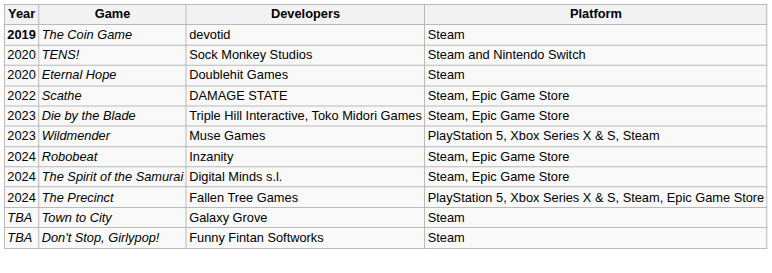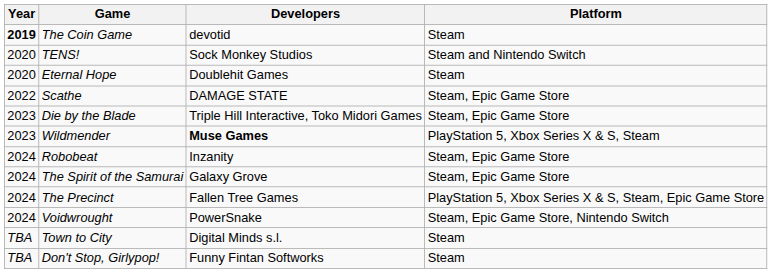(227, 136) normal -> (229, 136) bold
(236, 177) Digital Minds s.l. -> (228, 177) Galaxy Grove
+ row: (77, 217)
(228, 217) Galaxy Grove -> (236, 237) Digital Minds s.l.
